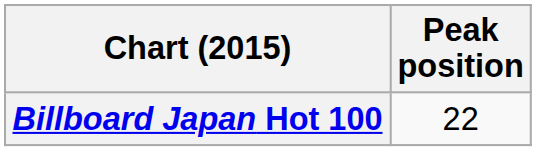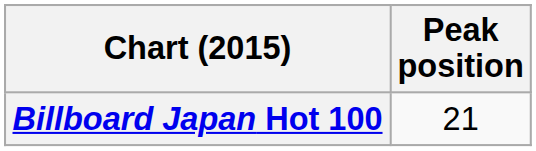(461, 118) 22 -> (461, 118) 21
